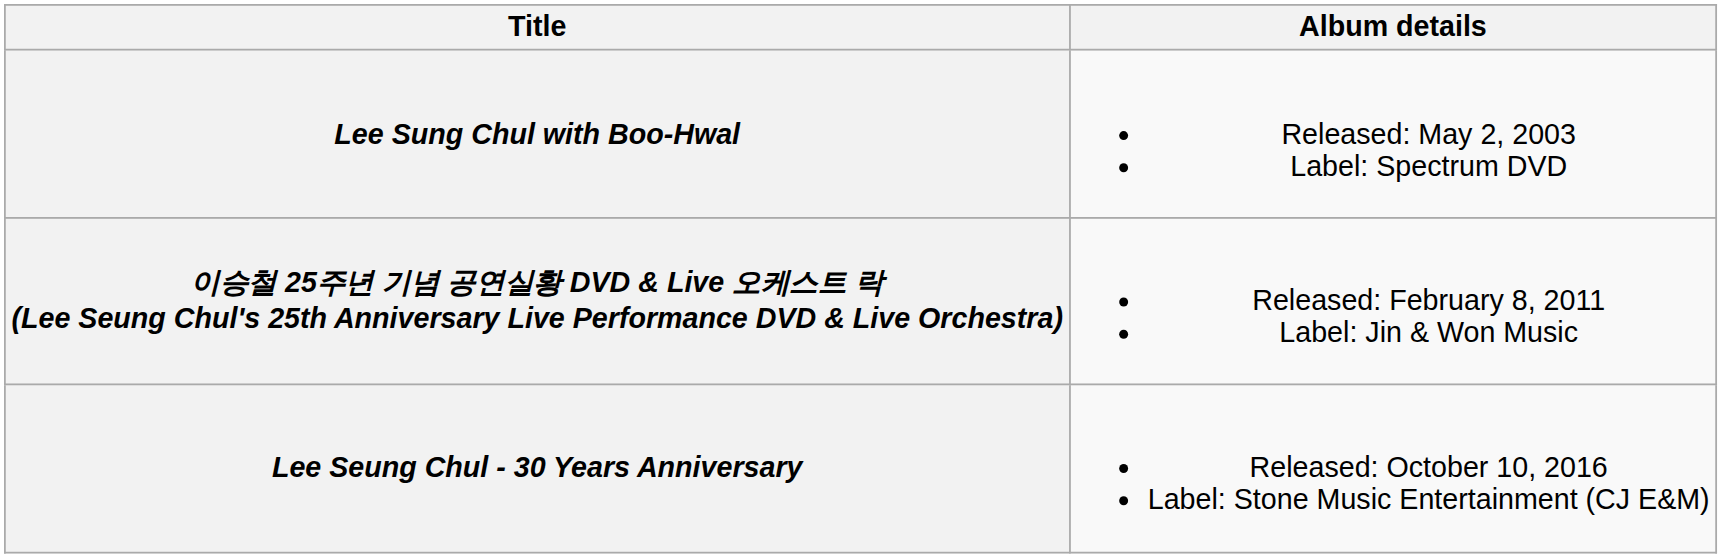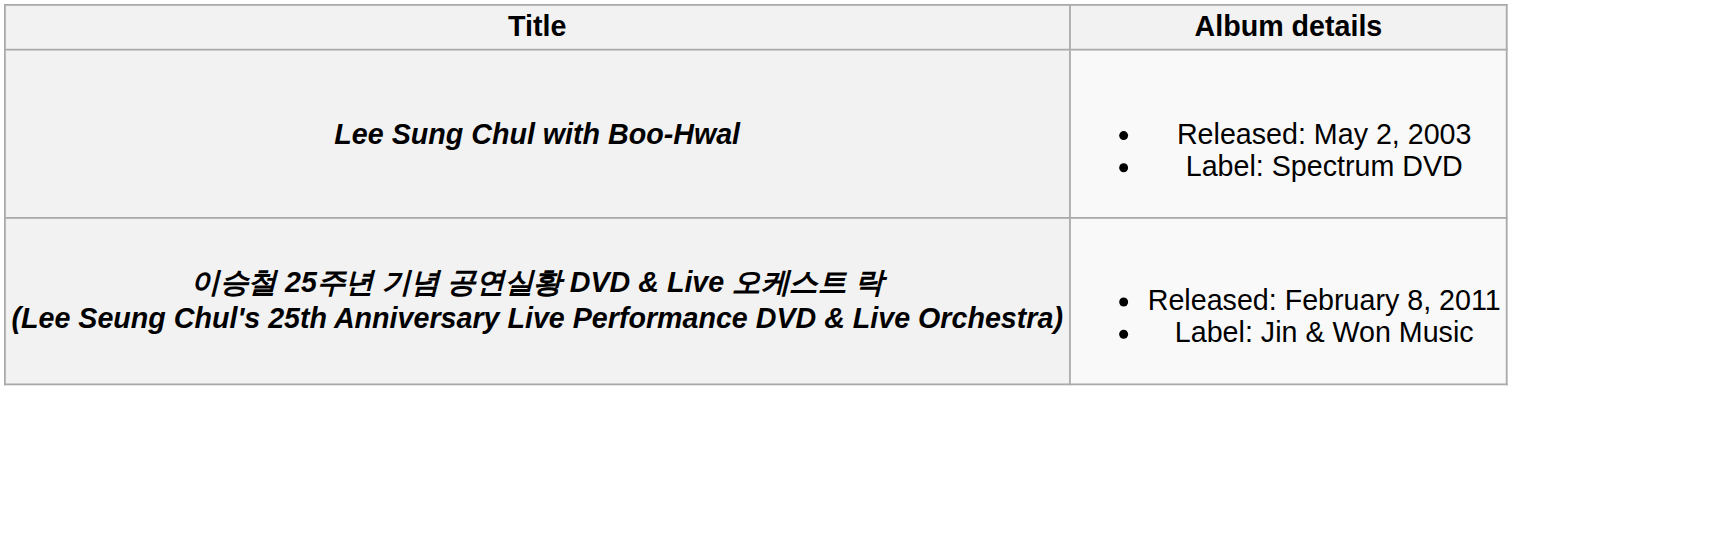- row: (537, 467)
